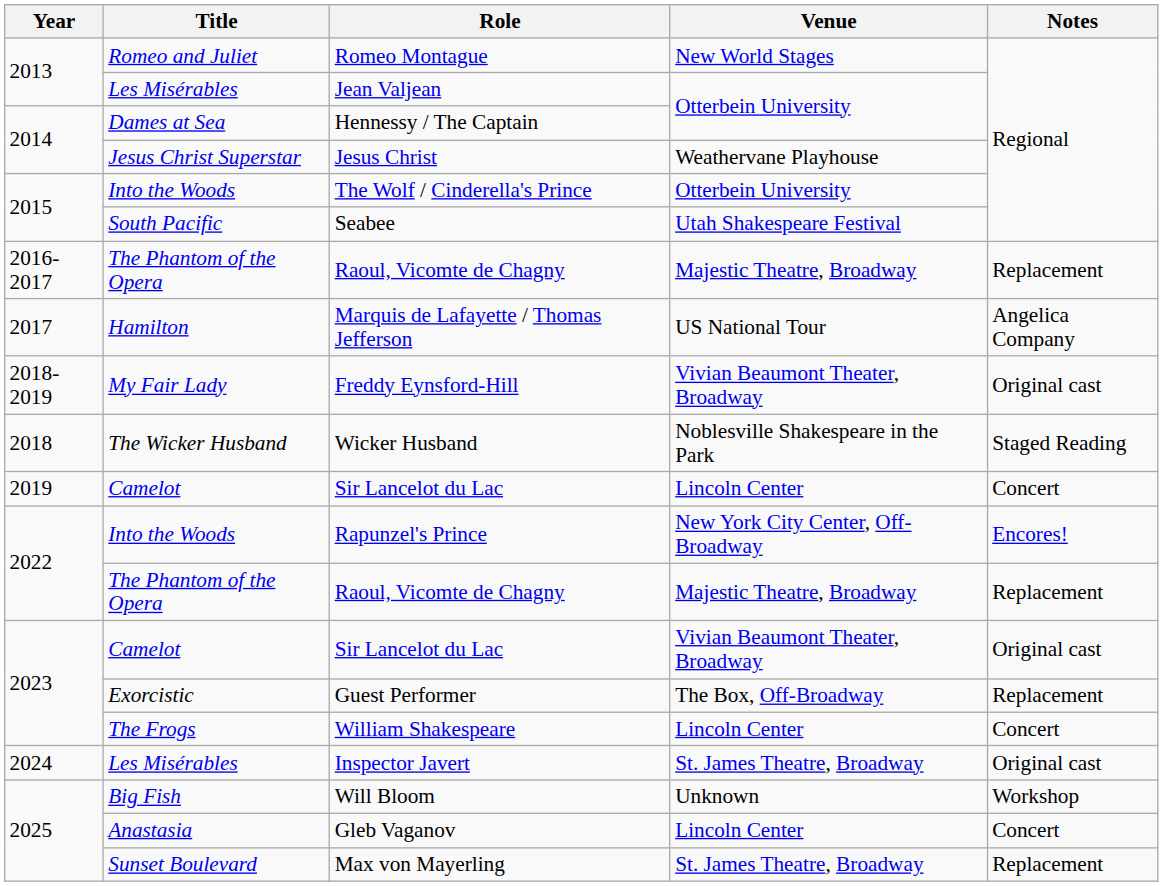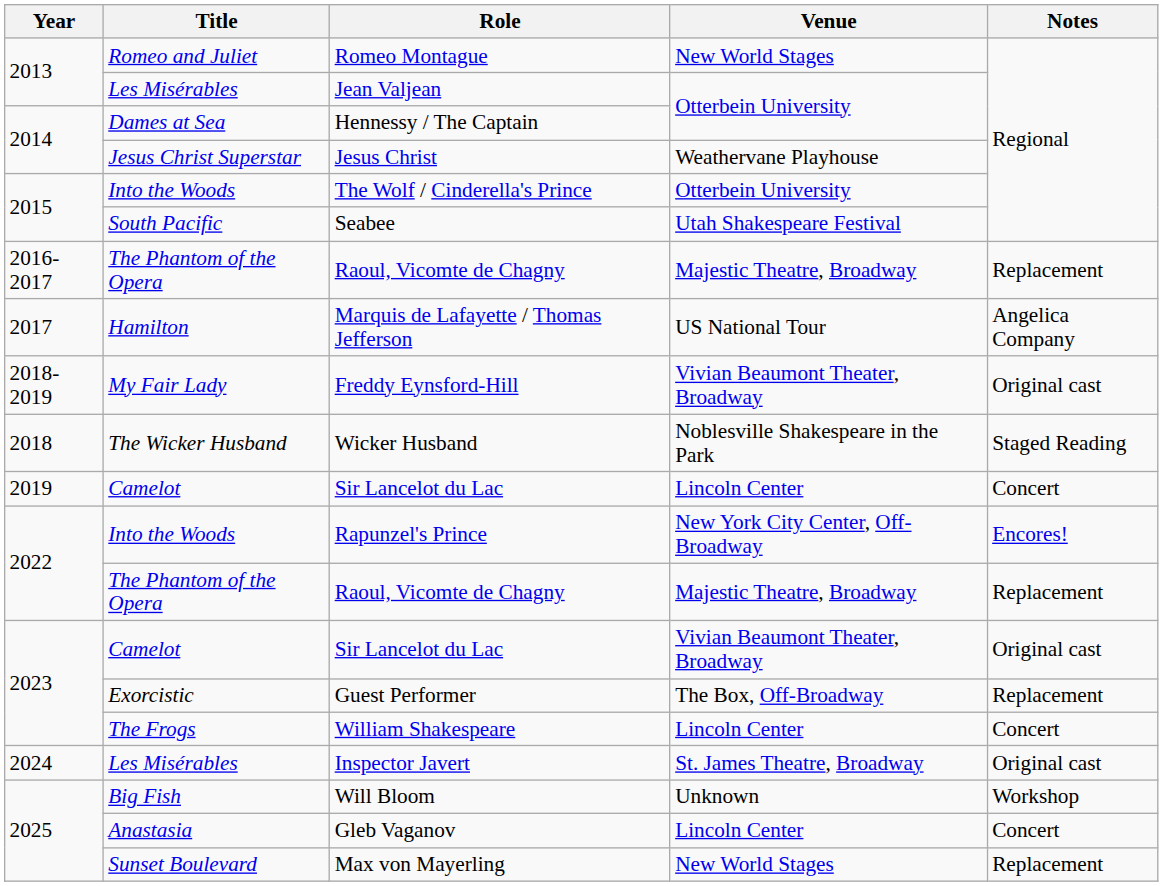(799, 863) St. James Theatre, Broadway -> (754, 863) New World Stages
